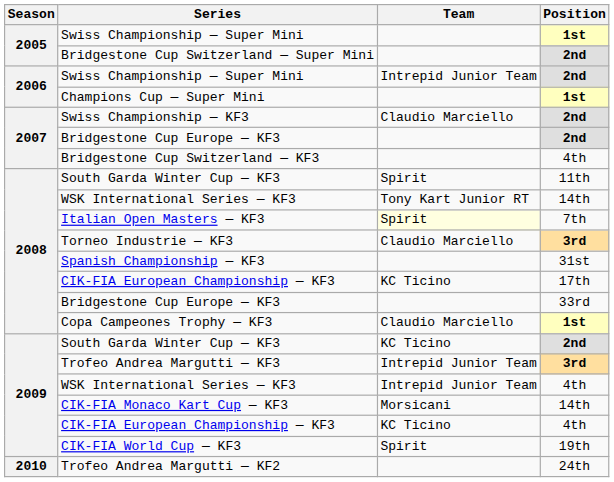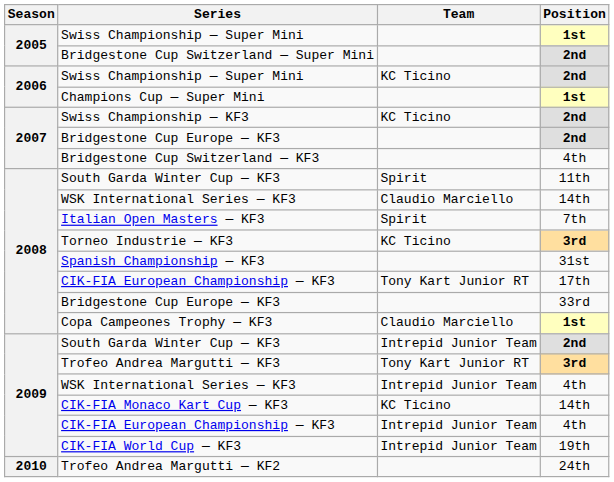(459, 77) Intrepid Junior Team -> (416, 77) KC Ticino
(447, 118) Claudio Marciello -> (416, 118) KC Ticino
(455, 200) Tony Kart Junior RT -> (447, 200) Claudio Marciello
(404, 220) lightyellow background -> (404, 220) no background
(447, 241) Claudio Marciello -> (416, 241) KC Ticino
(416, 282) KC Ticino -> (455, 282) Tony Kart Junior RT
(416, 344) KC Ticino -> (459, 344) Intrepid Junior Team
(459, 364) Intrepid Junior Team -> (455, 364) Tony Kart Junior RT
(416, 405) Morsicani -> (416, 405) KC Ticino
(416, 426) KC Ticino -> (459, 426) Intrepid Junior Team
(404, 446) Spirit -> (459, 446) Intrepid Junior Team
